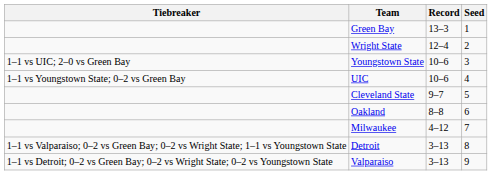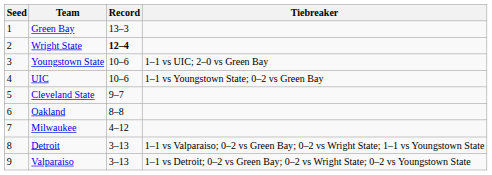columns swapped: (474, 12) <-> (177, 12)
(439, 46) normal -> (119, 46) bold
